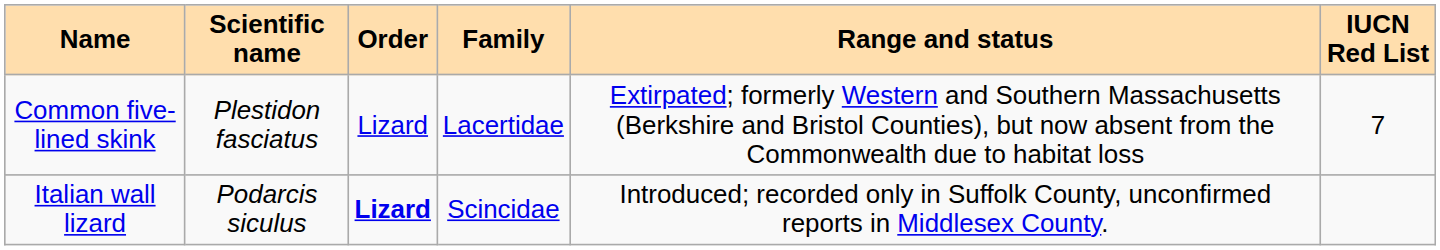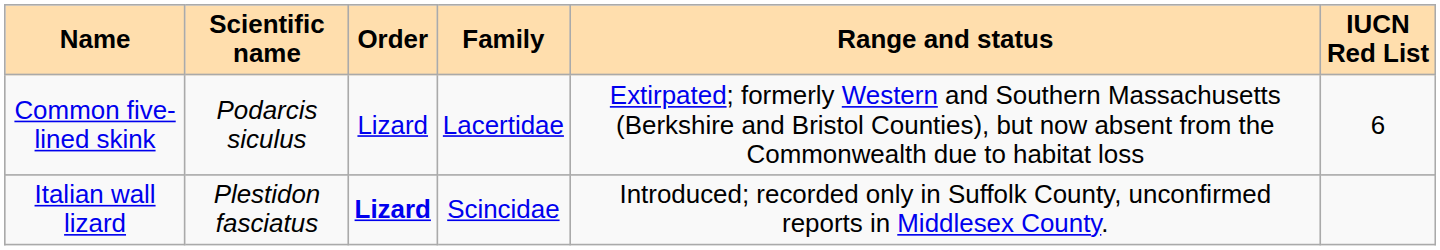(267, 124) Plestidon fasciatus -> (267, 124) Podarcis siculus
(1378, 125) 7 -> (1378, 125) 6
(267, 209) Podarcis siculus -> (267, 209) Plestidon fasciatus
